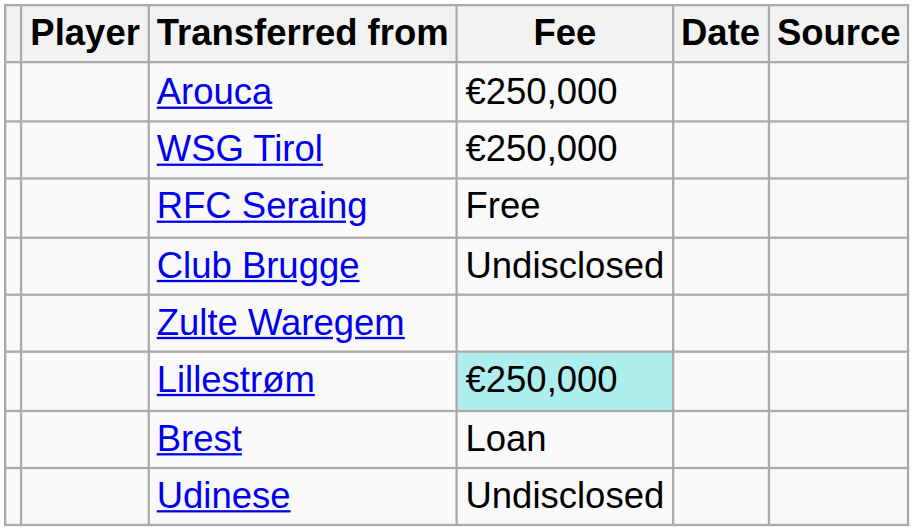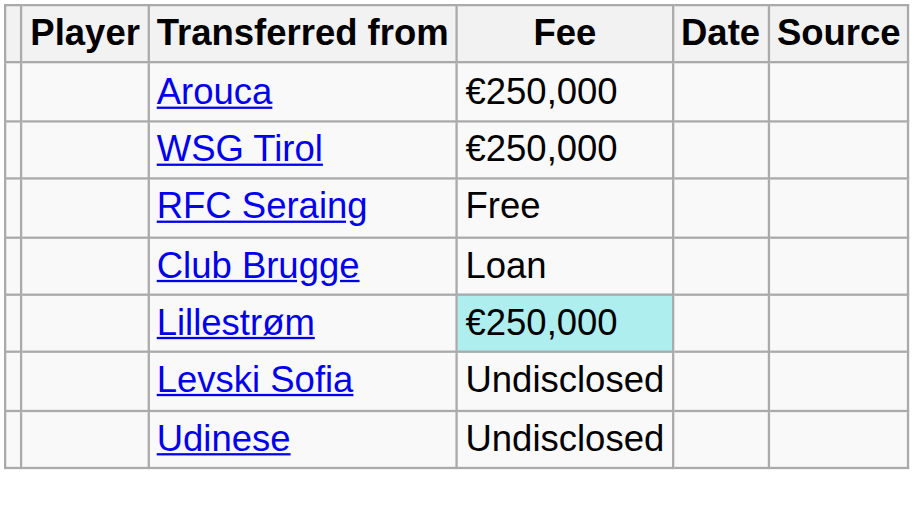(565, 264) Undisclosed -> (506, 264) Loan
- row: (281, 322)
+ row: (255, 380)
- row: (199, 438)
